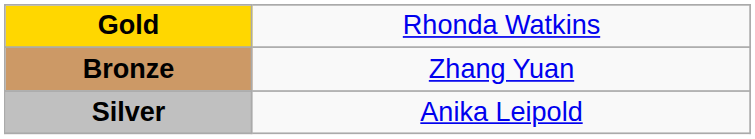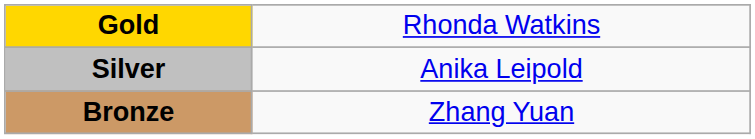rows swapped: (129, 111) <-> (129, 68)
